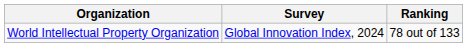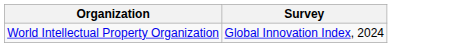- column: (425, 14)
